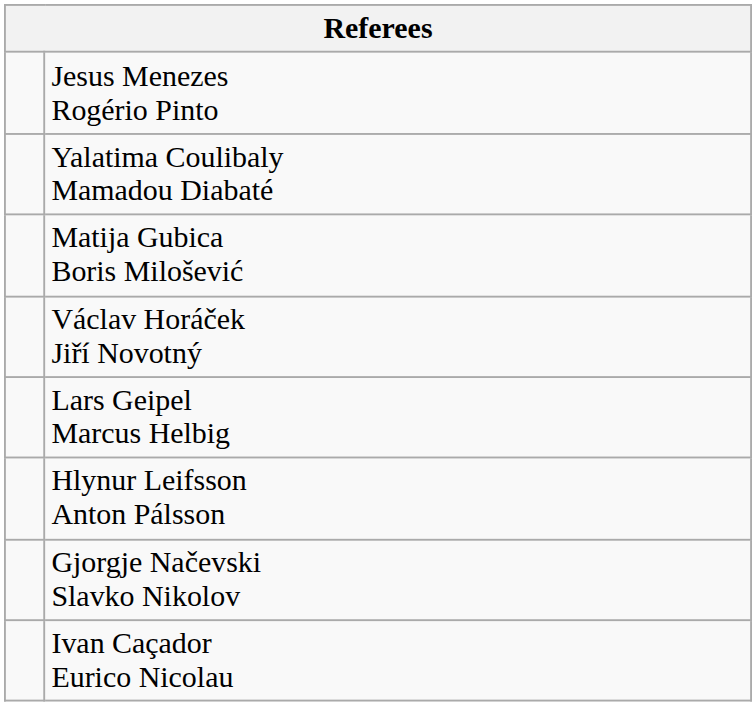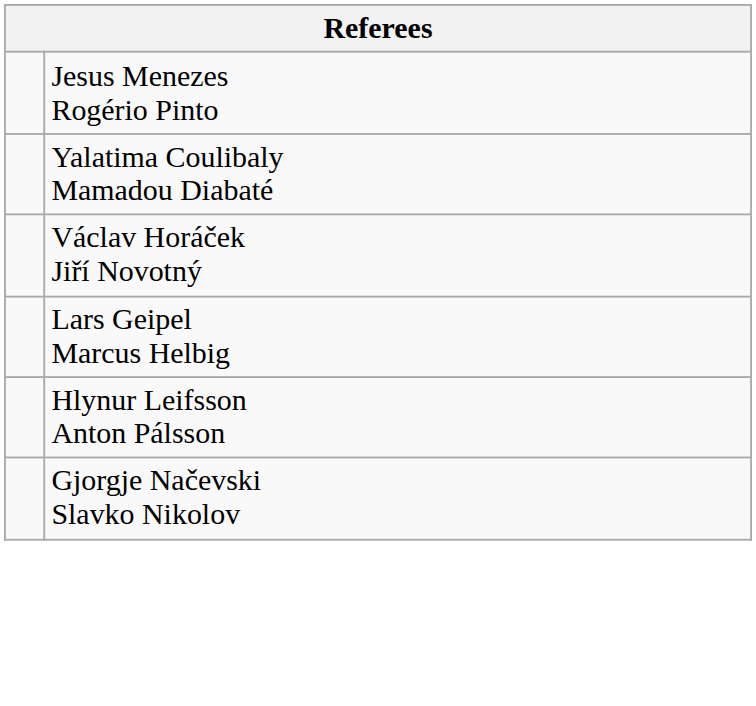- row: (147, 254)
- row: (142, 660)
